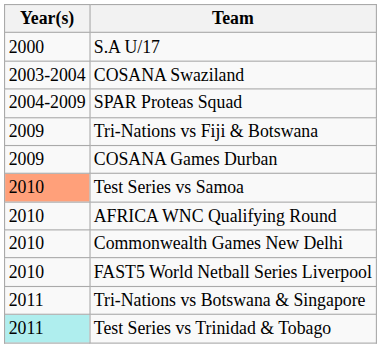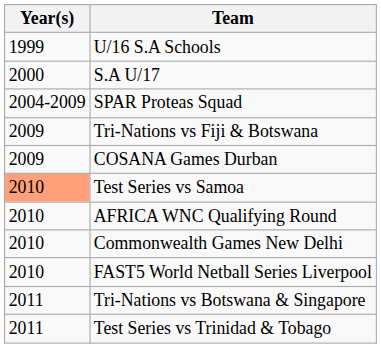+ row: (157, 46)
- row: (169, 74)
(26, 328) paleturquoise background -> (26, 328) no background
